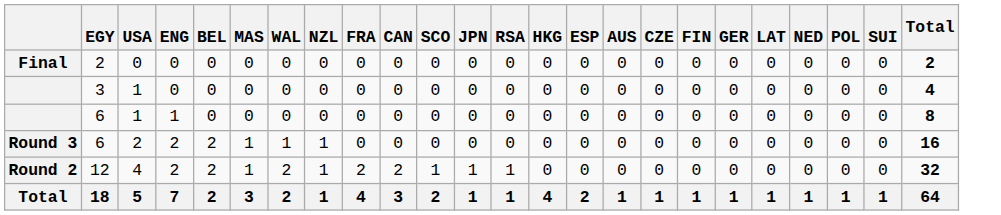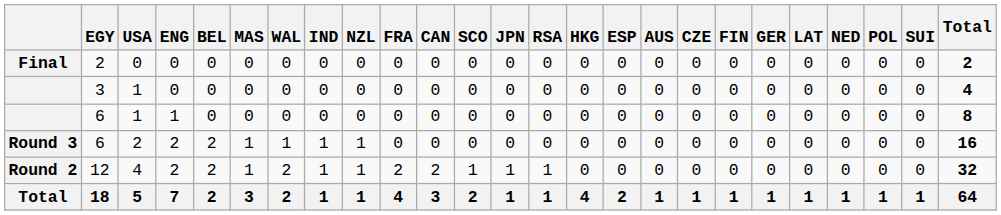+ column: (324, 37)
